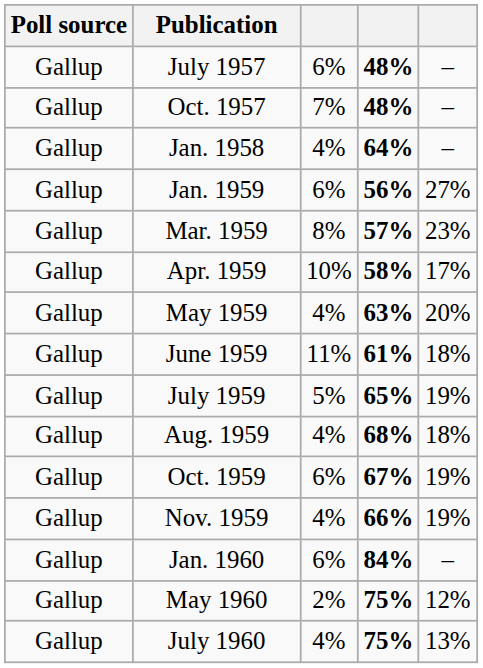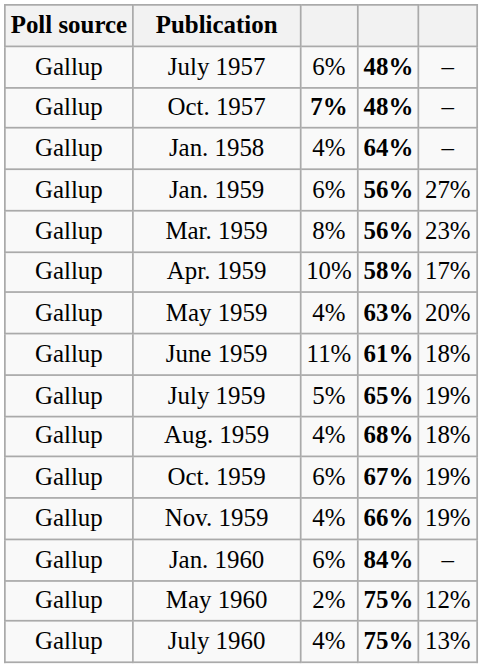(329, 107) normal -> (329, 107) bold
(388, 230) 57% -> (388, 230) 56%
